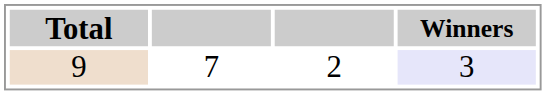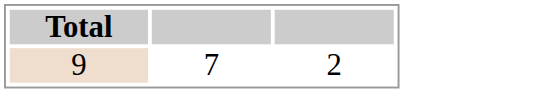- column: (467, 28)
